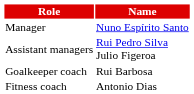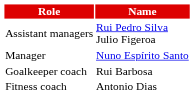rows swapped: (25, 27) <-> (49, 49)
